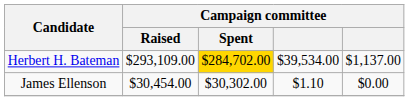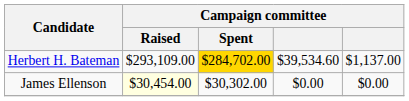(308, 61) $39,534.00 -> (308, 61) $39,534.60
(160, 84) no background -> (160, 84) lightyellow background
(308, 84) $1.10 -> (308, 84) $0.00
